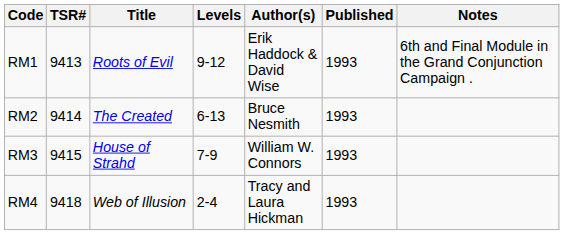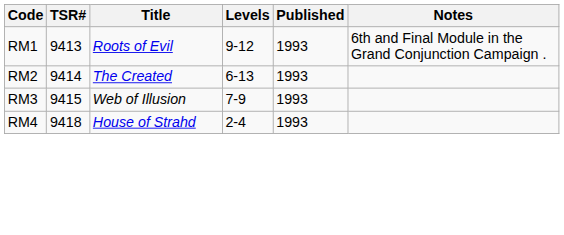- column: (283, 15)
(121, 155) House of Strahd -> (139, 99) Web of Illusion
(139, 202) Web of Illusion -> (144, 122) House of Strahd
